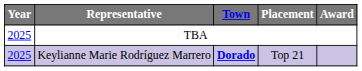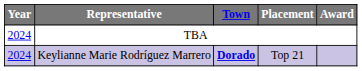(19, 35) 2025 -> (19, 35) 2024
(19, 55) 2025 -> (19, 55) 2024
